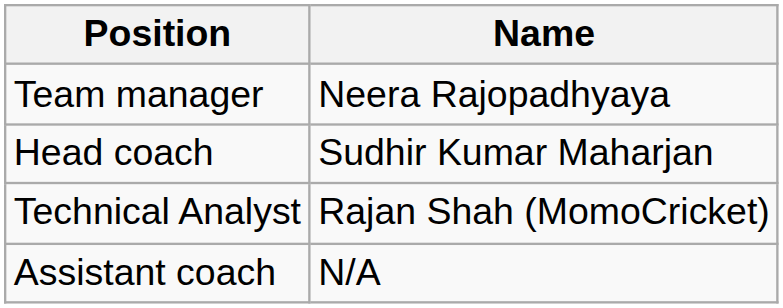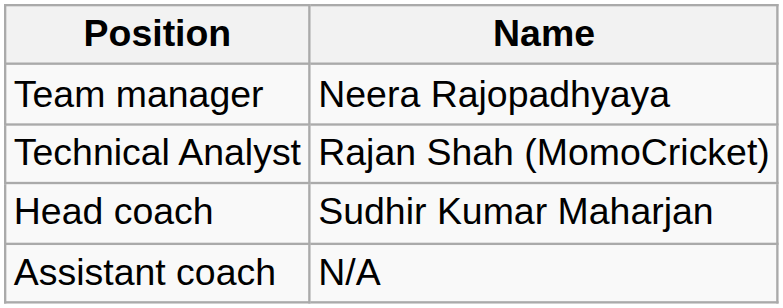rows swapped: (114, 152) <-> (157, 212)
